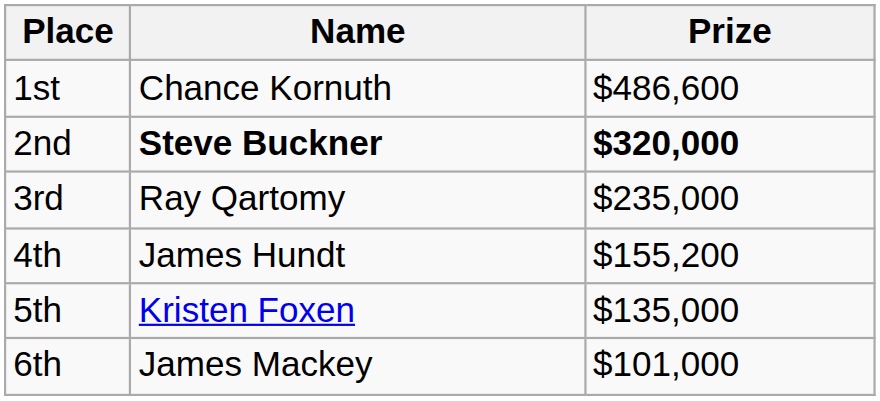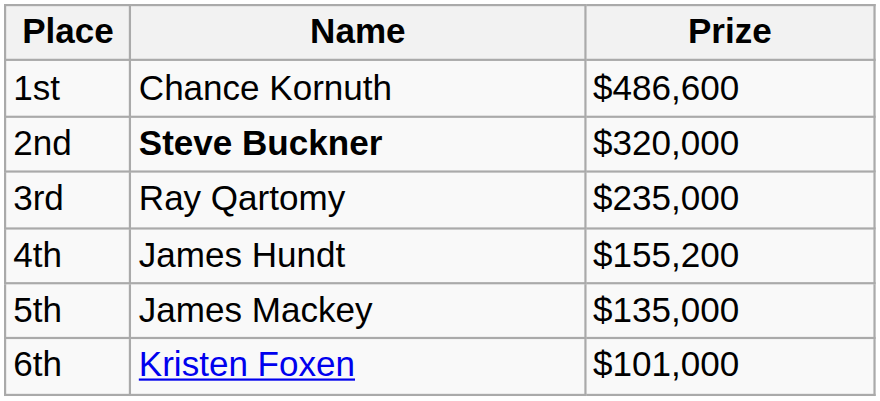(666, 143) bold -> (666, 143) normal
(247, 310) Kristen Foxen -> (256, 310) James Mackey
(256, 365) James Mackey -> (247, 365) Kristen Foxen
